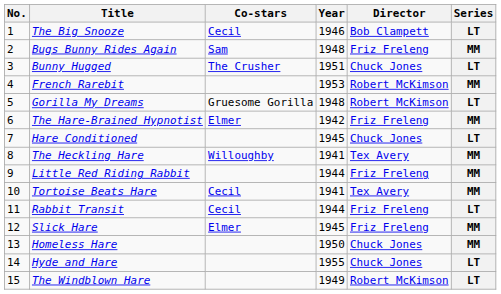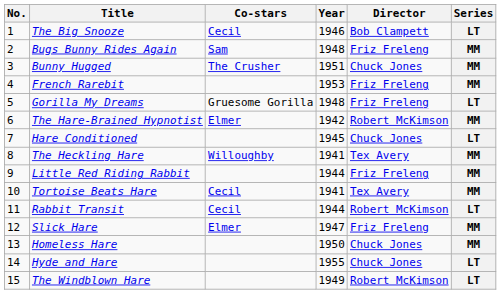(474, 67) LT -> (474, 67) MM
(399, 85) Robert McKimson -> (389, 85) Friz Freleng
(399, 102) Robert McKimson -> (389, 102) Friz Freleng
(389, 120) Friz Freleng -> (399, 120) Robert McKimson
(389, 209) Friz Freleng -> (399, 209) Robert McKimson
(332, 227) 1945 -> (332, 227) 1947
